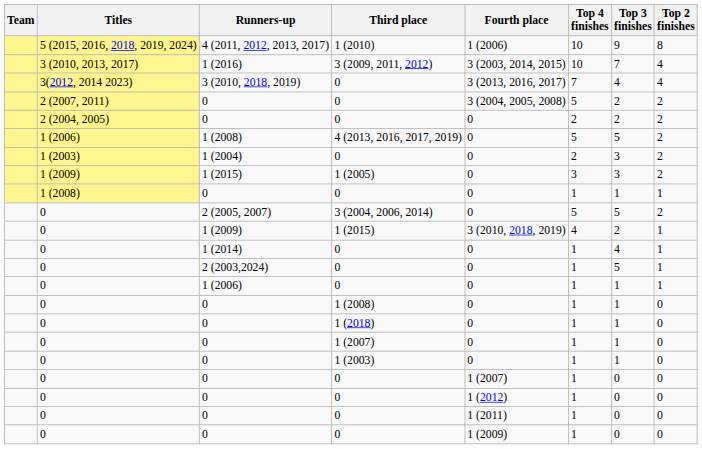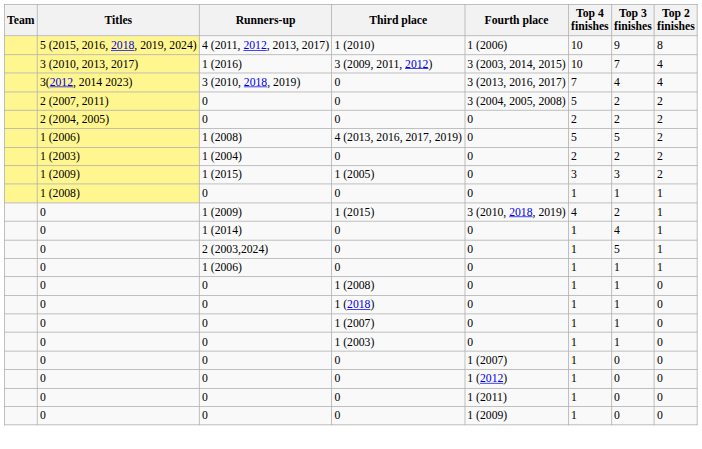(617, 156) 3 -> (617, 156) 2
- row: (237, 212)
